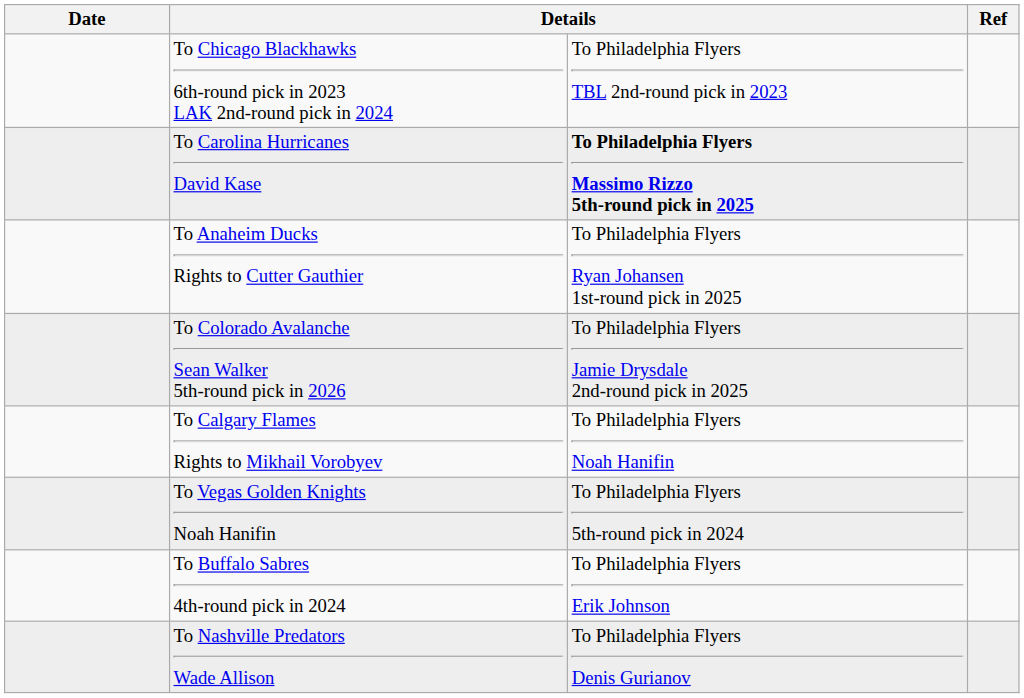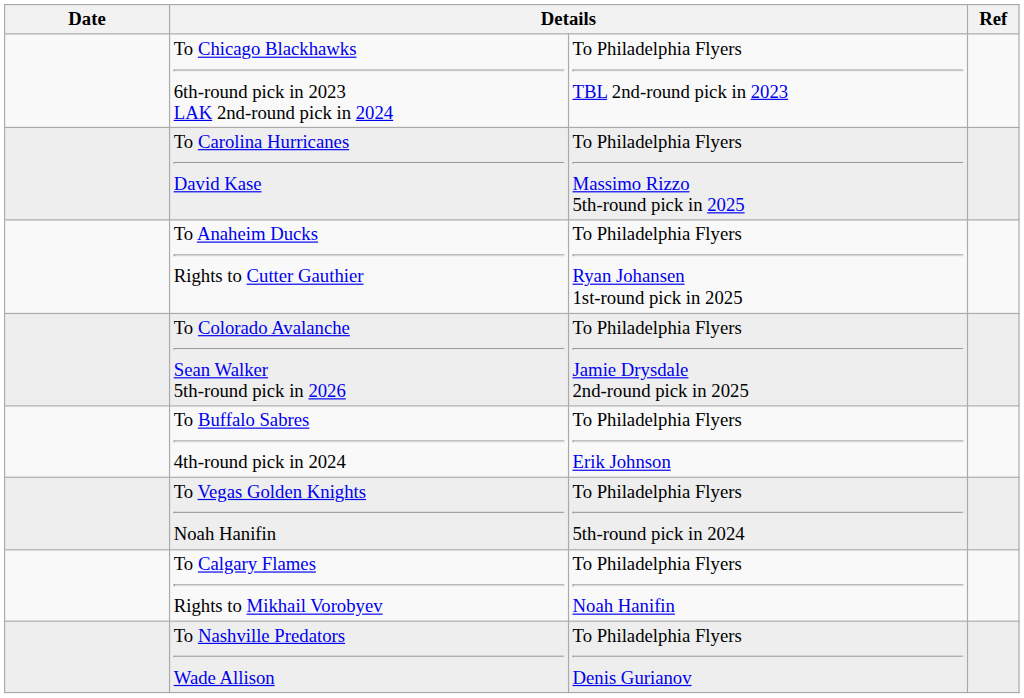(767, 173) bold -> (768, 173) normal
rows swapped: (368, 441) <-> (368, 585)
